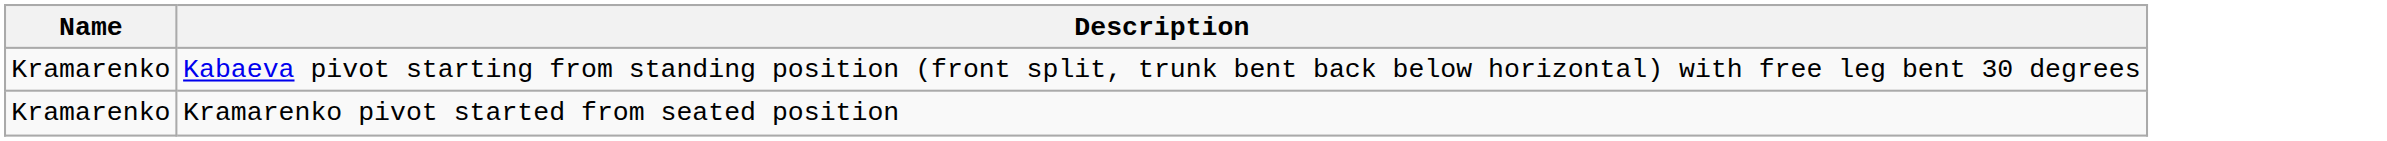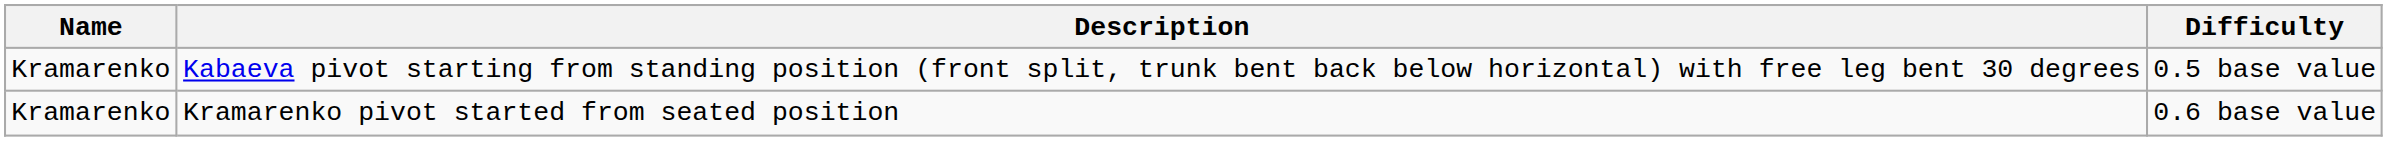+ column: (2265, 27)
